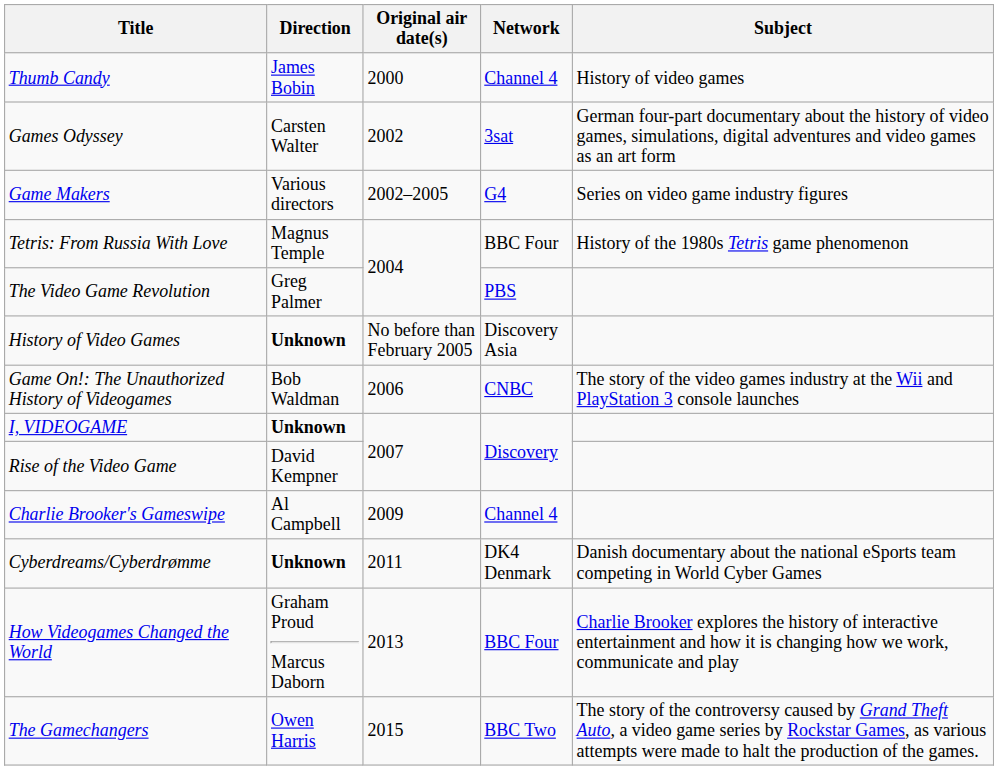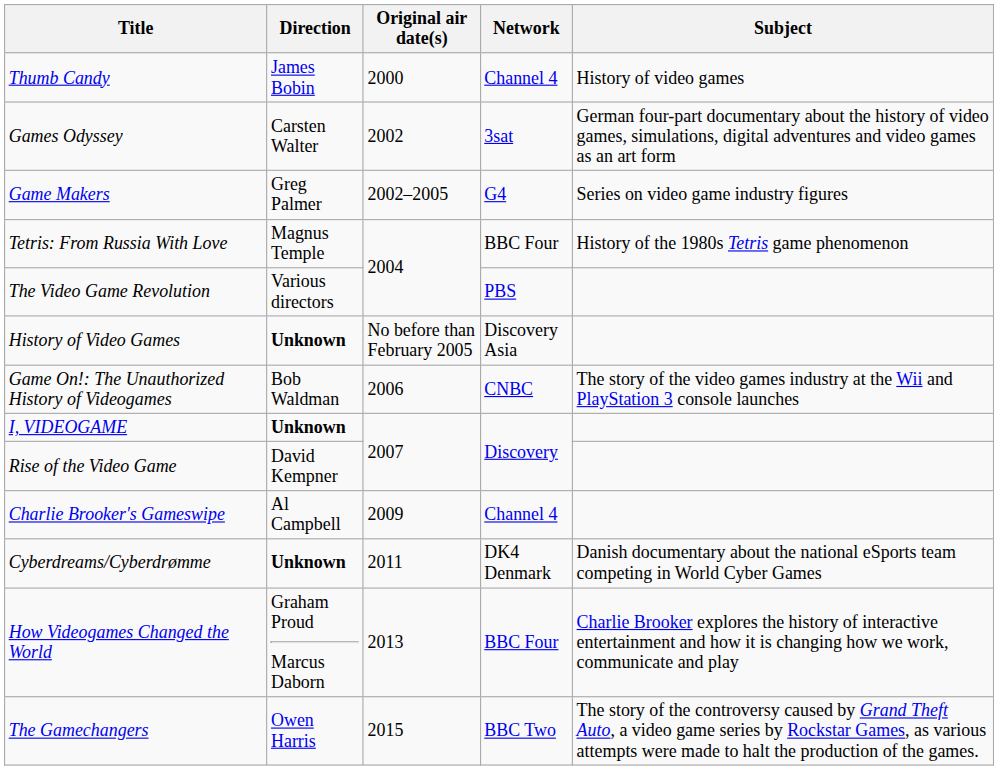(302, 194) Various directors -> (296, 194) Greg Palmer
(296, 291) Greg Palmer -> (302, 291) Various directors
